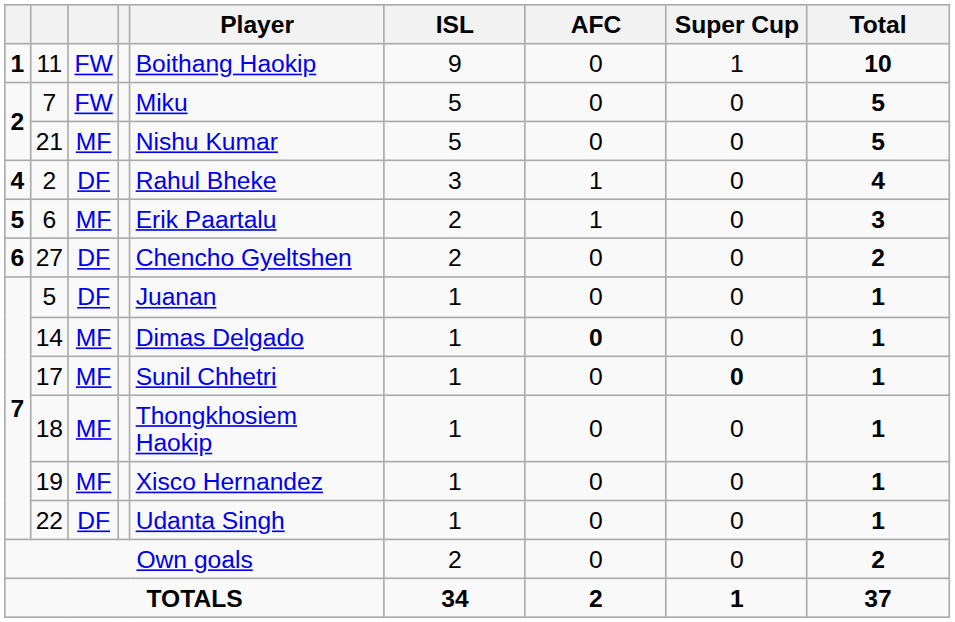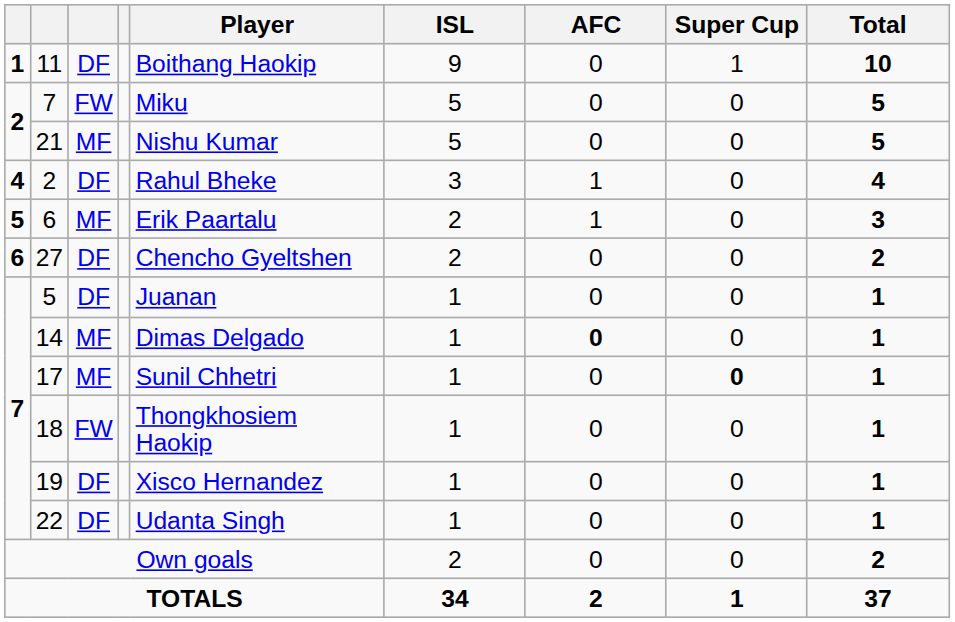(94, 63) FW -> (94, 63) DF
(94, 428) MF -> (94, 428) FW
(94, 481) MF -> (94, 481) DF
